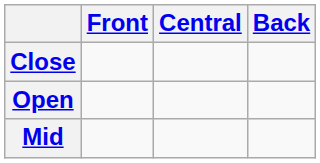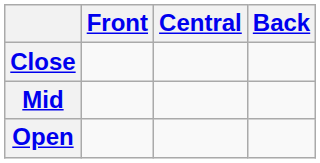rows swapped: (43, 137) <-> (43, 99)
